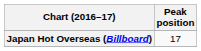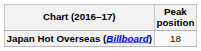(175, 38) 17 -> (175, 38) 18
